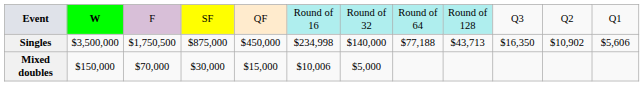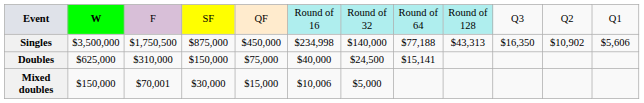(468, 43) $43,713 -> (468, 43) $43,313
+ row: (36, 60)
(152, 66) $70,000 -> (153, 84) $70,001
